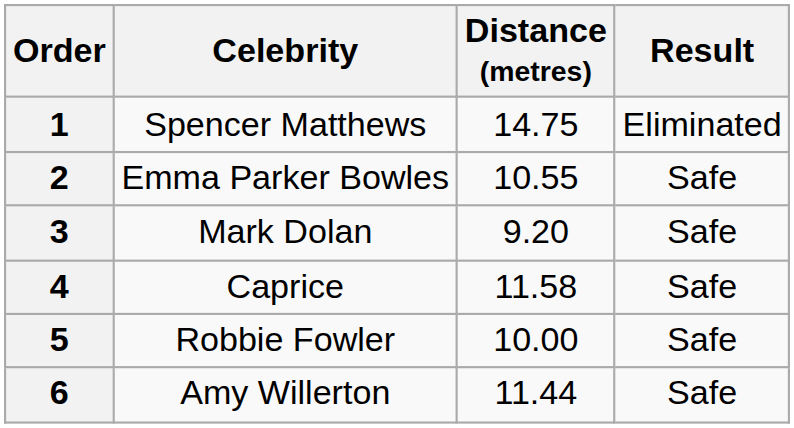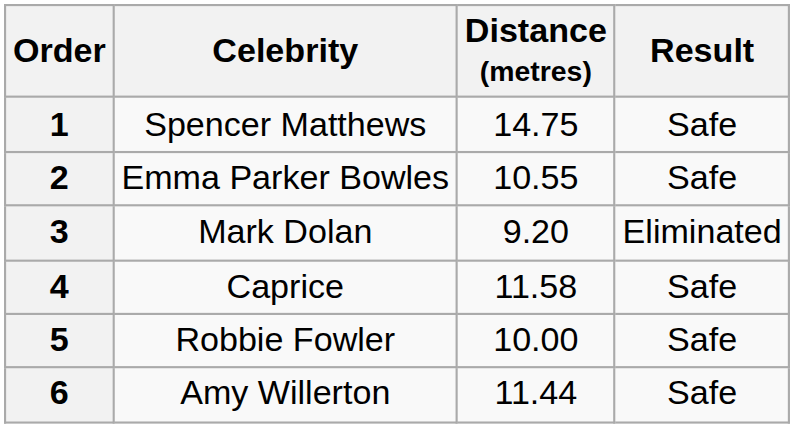(702, 123) Eliminated -> (702, 123) Safe
(702, 232) Safe -> (702, 232) Eliminated
